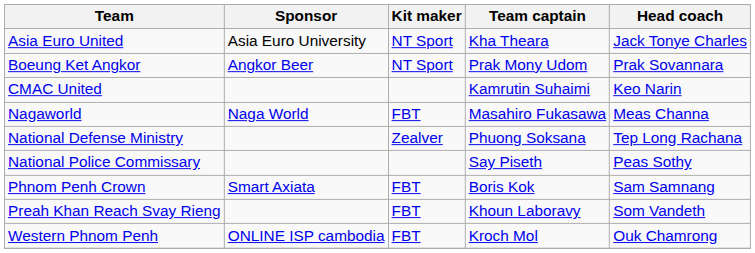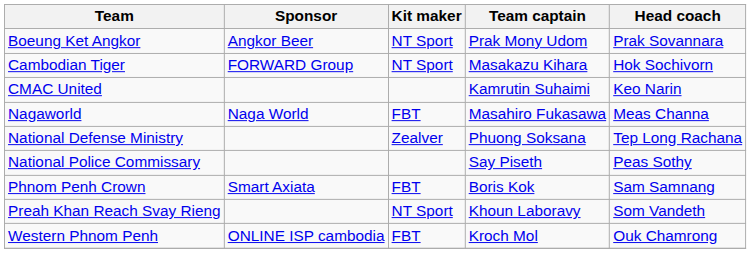- row: (66, 41)
+ row: (67, 65)
(406, 211) FBT -> (422, 211) NT Sport
